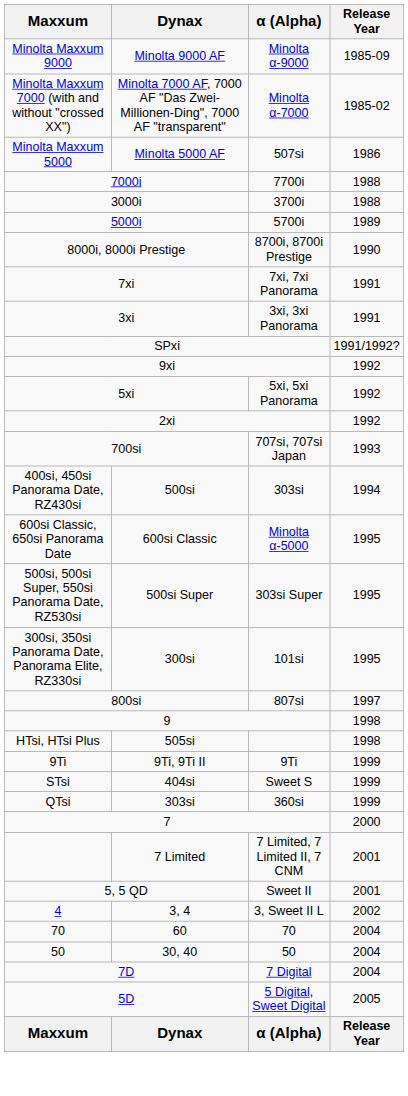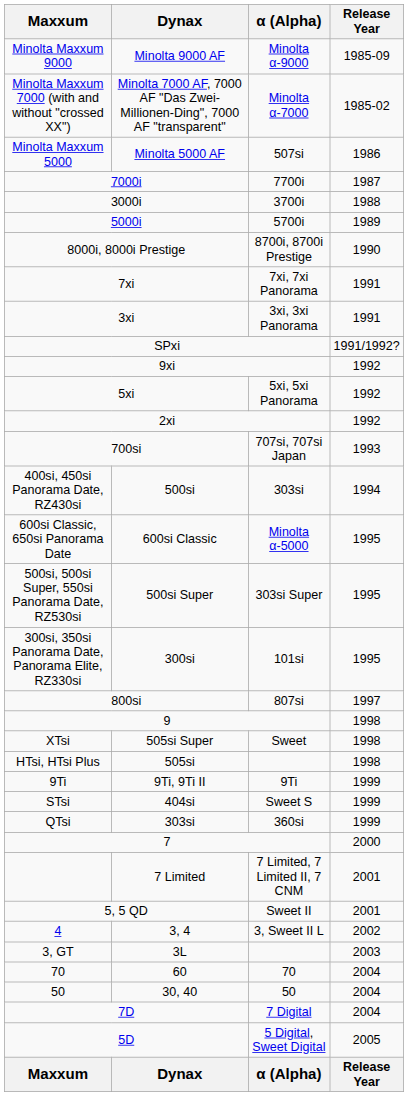(367, 181) 1988 -> (367, 181) 1987
+ row: (58, 740)
+ row: (58, 951)
